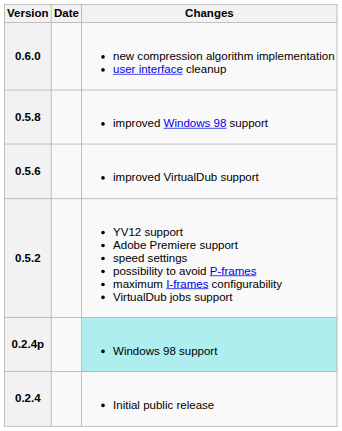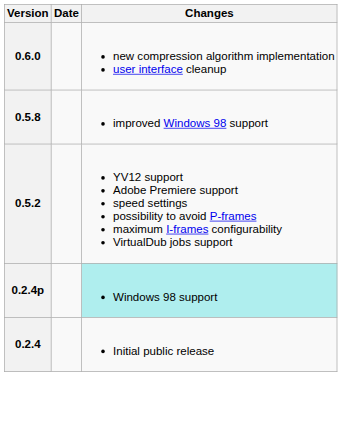- row: (28, 171)
